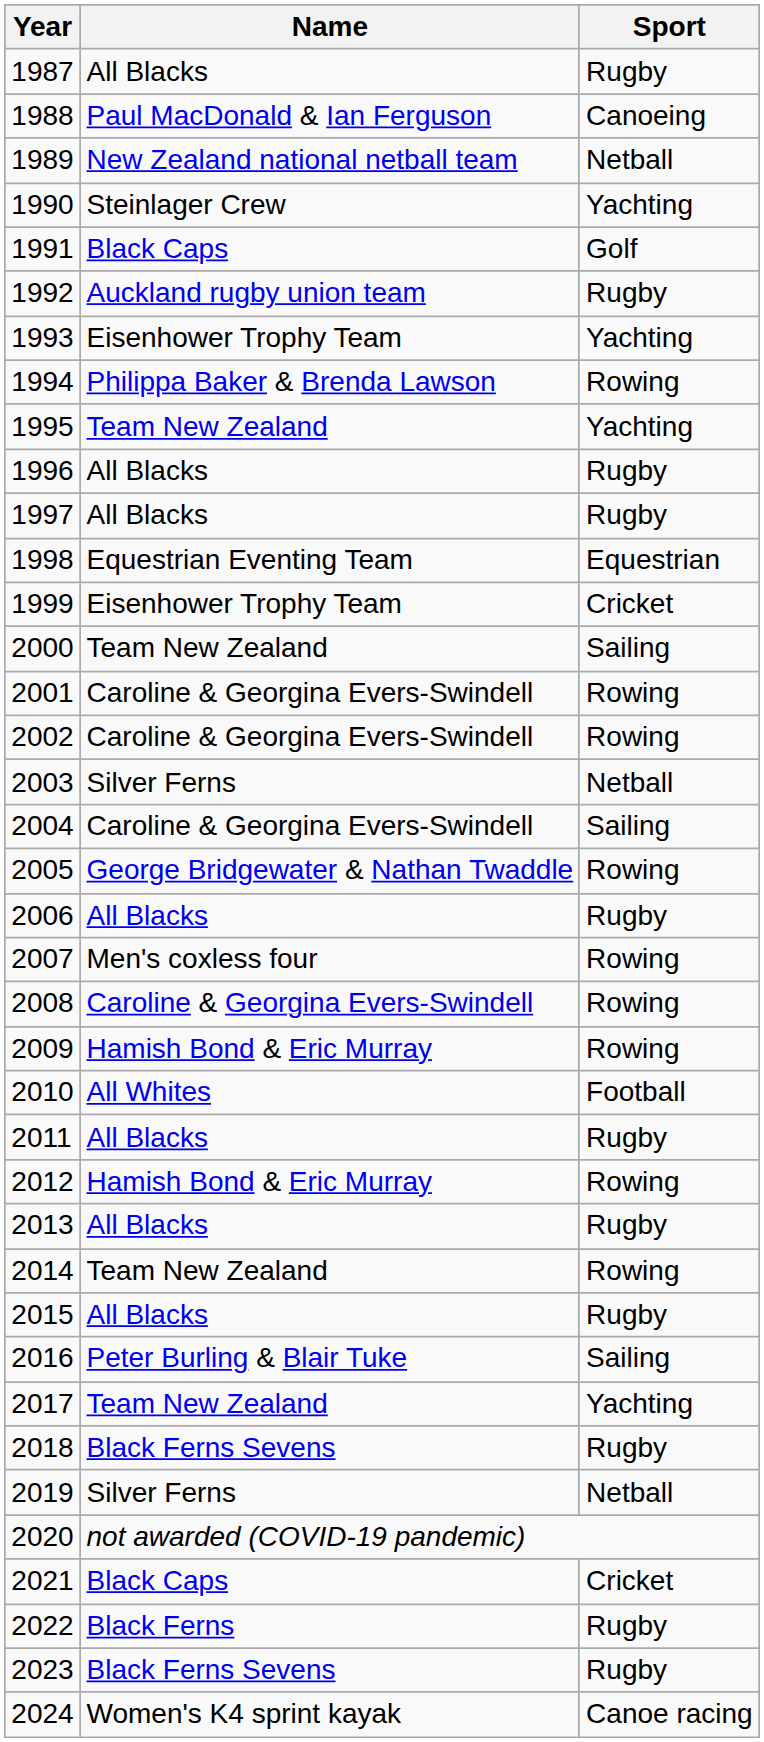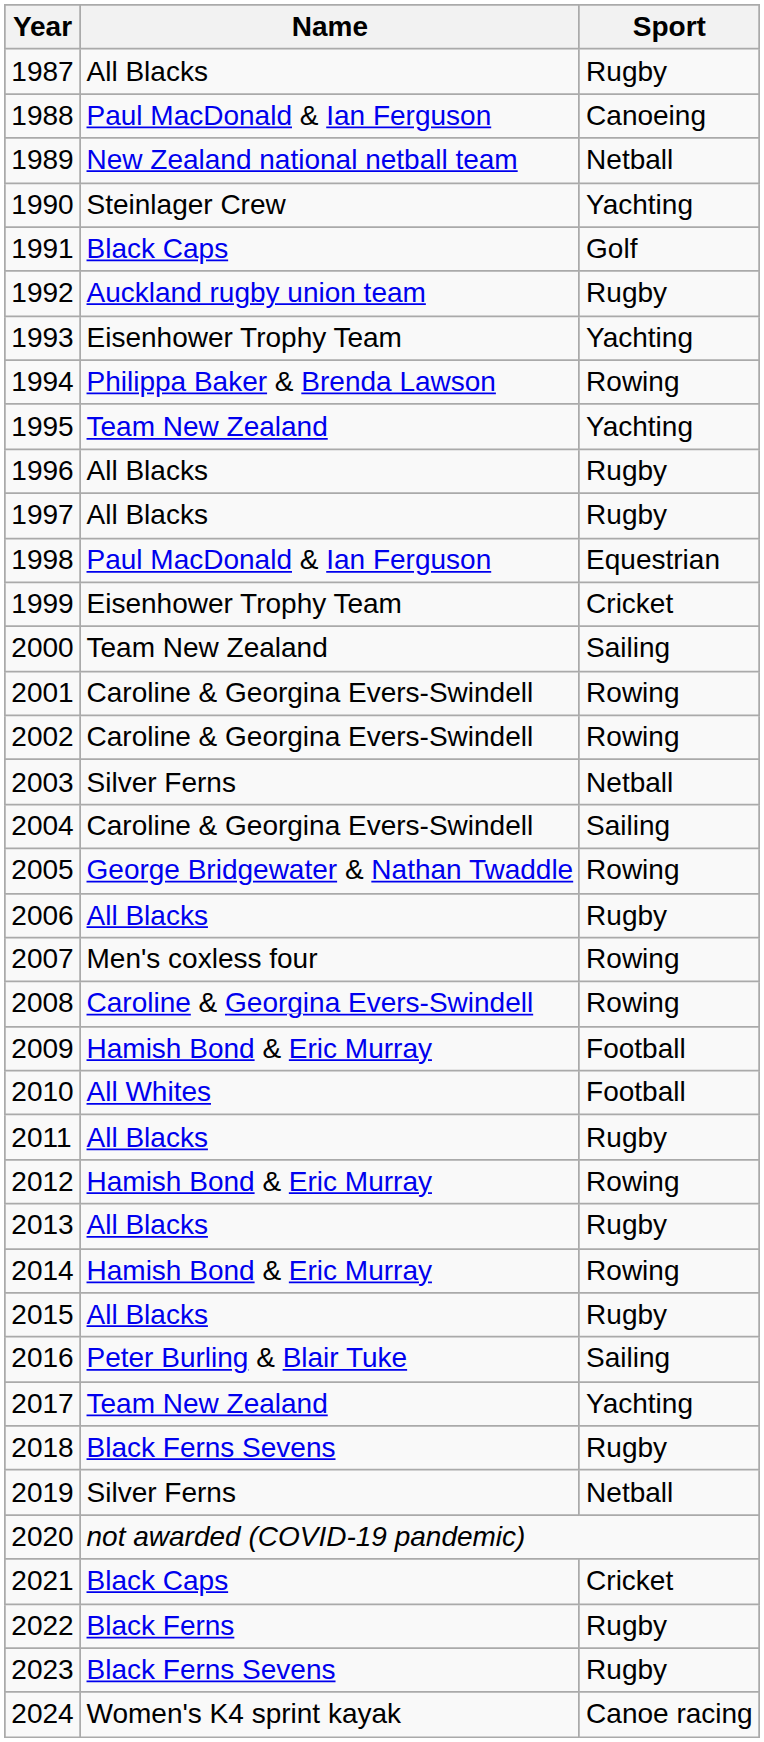(250, 559) Equestrian Eventing Team -> (289, 559) Paul MacDonald & Ian Ferguson
(633, 1048) Rowing -> (636, 1048) Football
(207, 1270) Team New Zealand -> (259, 1270) Hamish Bond & Eric Murray
